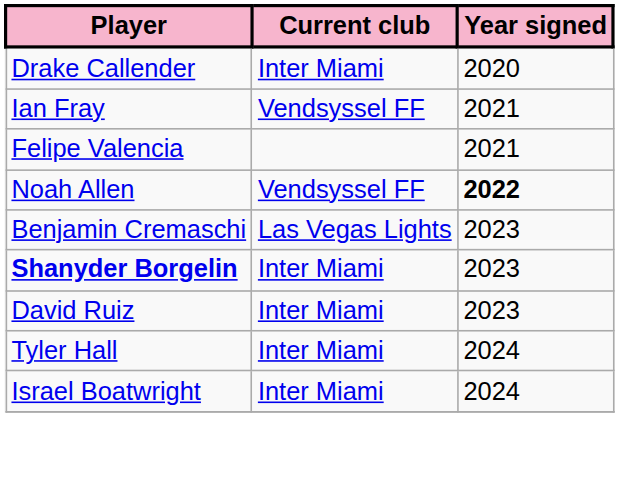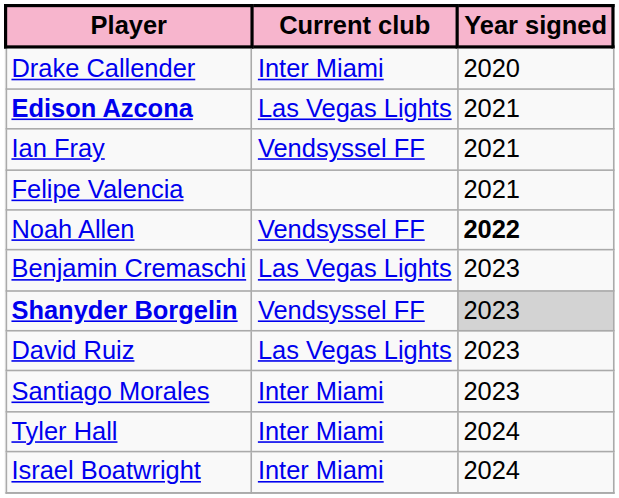+ row: (102, 108)
(321, 269) Inter Miami -> (341, 310) Vendsyssel FF
(492, 269) no background -> (492, 310) lightgrey background
(321, 310) Inter Miami -> (355, 350) Las Vegas Lights
+ row: (110, 390)
